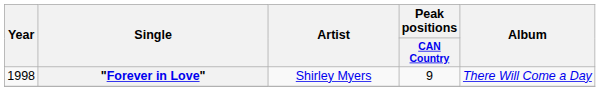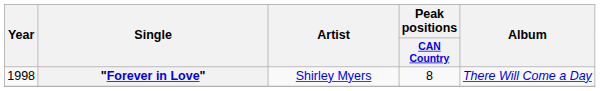(429, 76) 9 -> (429, 76) 8
